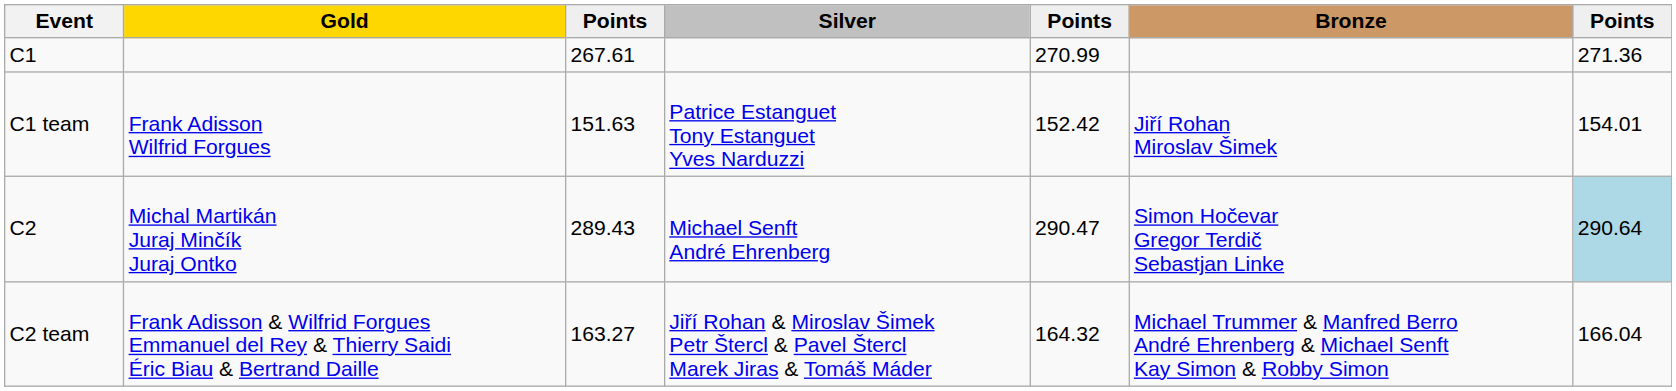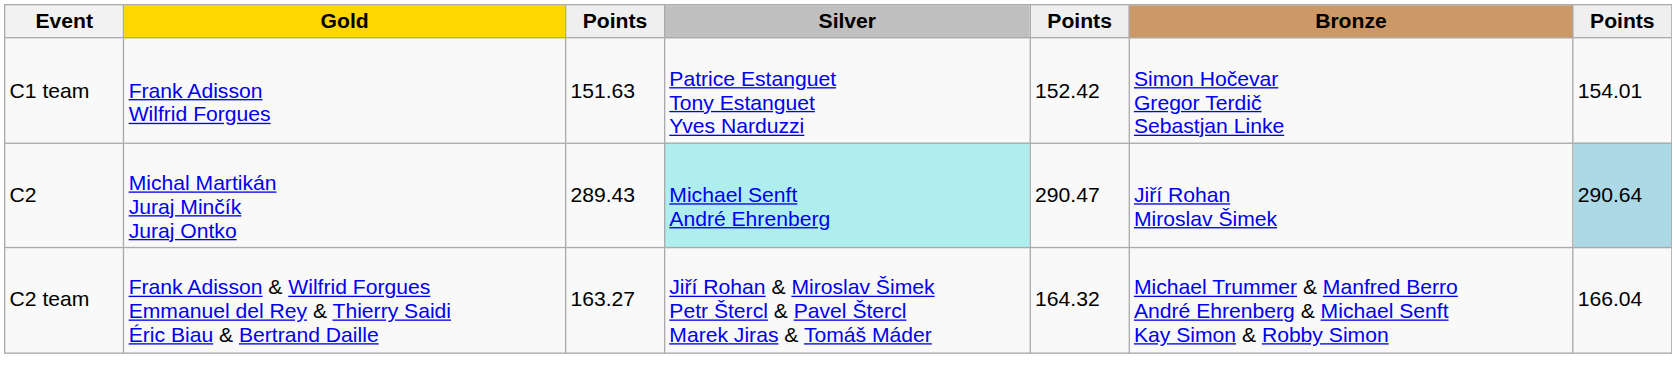- row: (23, 54)
(1206, 135) Jiří Rohan Miroslav Šimek -> (1209, 102) Simon Hočevar Gregor Terdič Sebastjan Linke
(750, 240) no background -> (750, 207) paleturquoise background
(1209, 240) Simon Hočevar Gregor Terdič Sebastjan Linke -> (1206, 207) Jiří Rohan Miroslav Šimek
